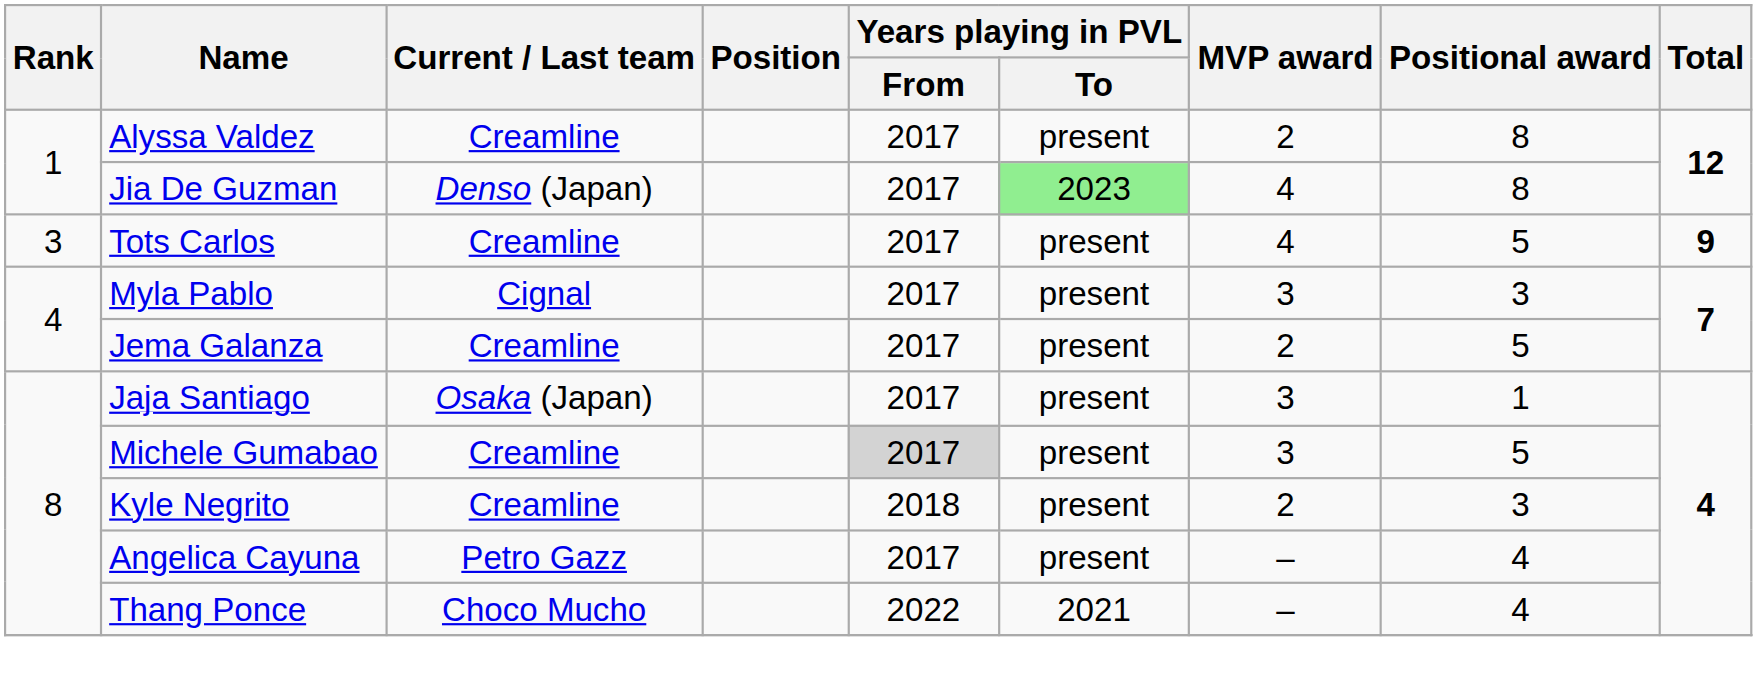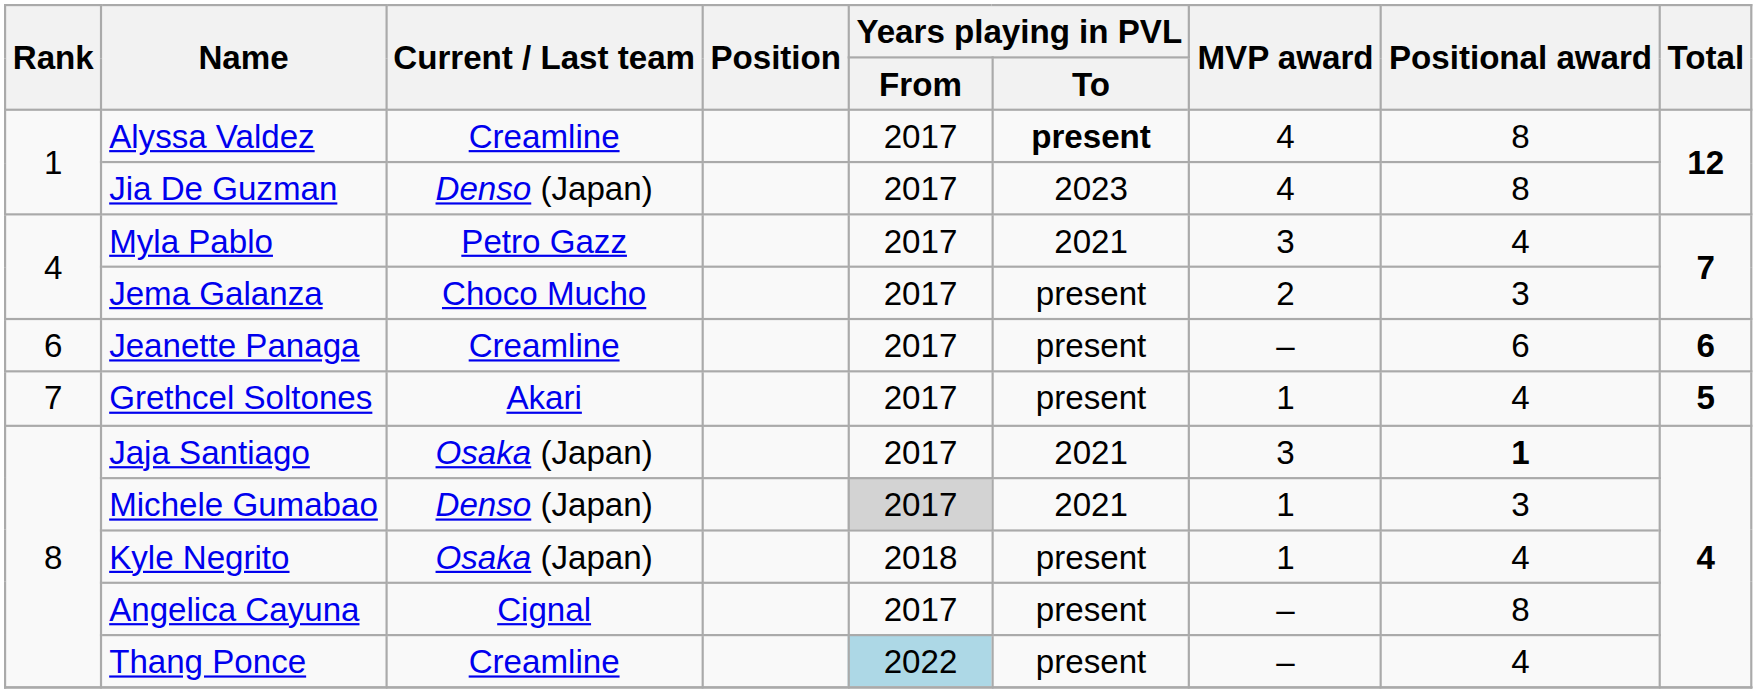(1094, 136) normal -> (1091, 136) bold
(1286, 136) 2 -> (1286, 136) 4
(1094, 189) lightgreen background -> (1091, 189) no background
- row: (192, 241)
(544, 294) Cignal -> (544, 241) Petro Gazz
(1094, 294) present -> (1091, 241) 2021
(1521, 294) 3 -> (1521, 241) 4
(544, 346) Creamline -> (544, 294) Choco Mucho
(1521, 346) 5 -> (1521, 294) 3
+ row: (234, 346)
+ row: (241, 399)
(1094, 399) present -> (1091, 451) 2021
(1521, 399) normal -> (1521, 451) bold
(544, 451) Creamline -> (544, 504) Denso (Japan)
(1094, 451) present -> (1091, 504) 2021
(1286, 451) 3 -> (1286, 504) 1
(1521, 451) 5 -> (1521, 504) 3
(544, 504) Creamline -> (544, 556) Osaka (Japan)
(1286, 504) 2 -> (1286, 556) 1
(1521, 504) 3 -> (1521, 556) 4
(544, 556) Petro Gazz -> (544, 609) Cignal
(1521, 556) 4 -> (1521, 609) 8
(544, 609) Choco Mucho -> (544, 661) Creamline
(923, 609) no background -> (921, 661) lightblue background
(1094, 609) 2021 -> (1091, 661) present
